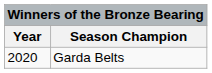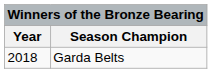(22, 57) 2020 -> (22, 57) 2018
